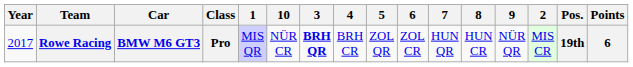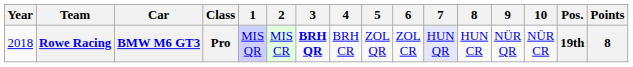columns swapped: (543, 14) <-> (284, 14)
(20, 43) 2017 -> (20, 43) 2018
(445, 43) no background -> (441, 43) lavender background
(608, 43) 6 -> (608, 43) 8
